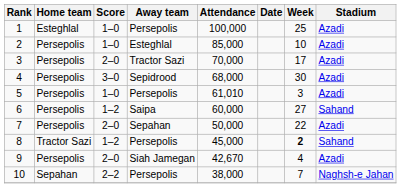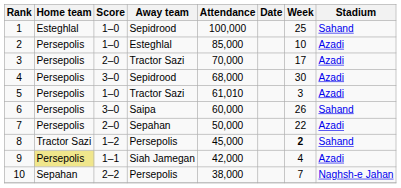(153, 28) Persepolis -> (153, 28) Sepidrood
(331, 28) Azadi -> (336, 28) Sahand
(153, 93) Persepolis -> (157, 93) Tractor Sazi
(111, 110) 1–2 -> (111, 110) 3–0
(300, 110) 27 -> (300, 110) 26
(60, 158) no background -> (60, 158) khaki background
(111, 158) 2–0 -> (111, 158) 1–1
(228, 158) 42,670 -> (228, 158) 42,000
